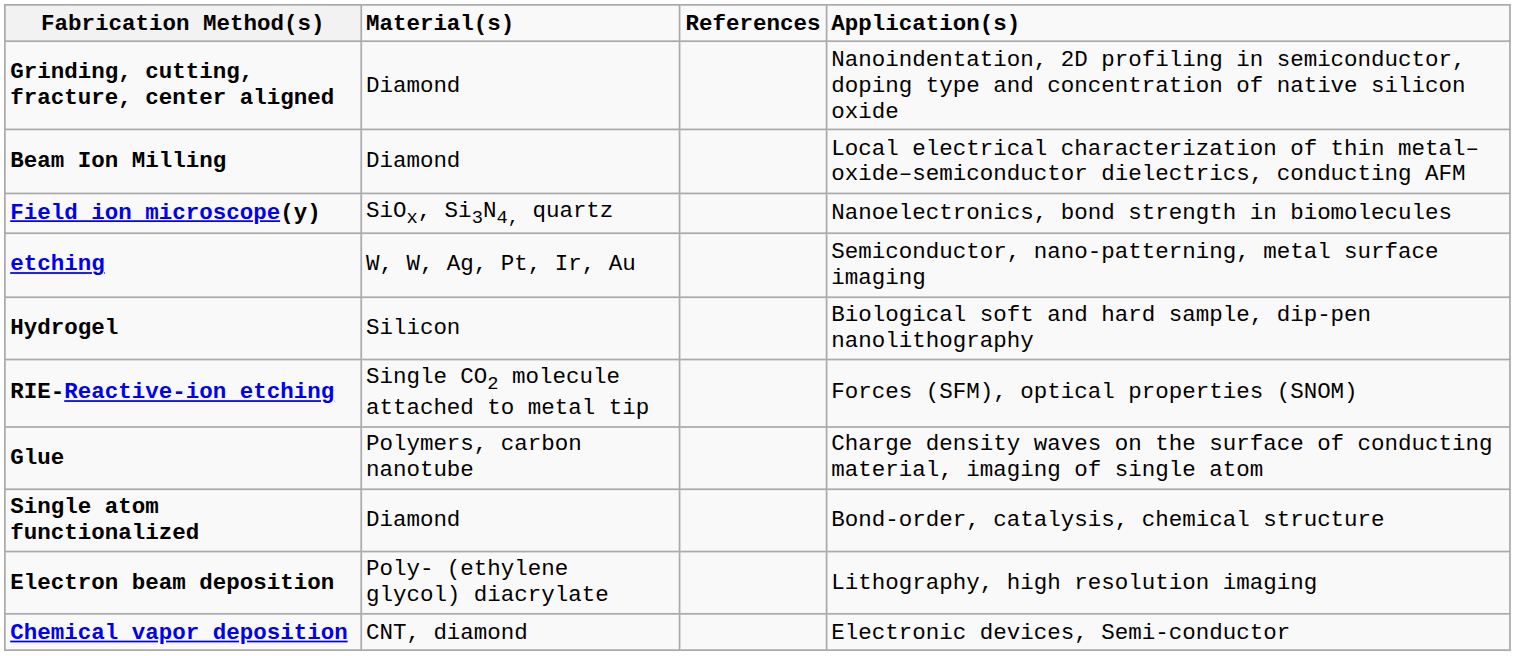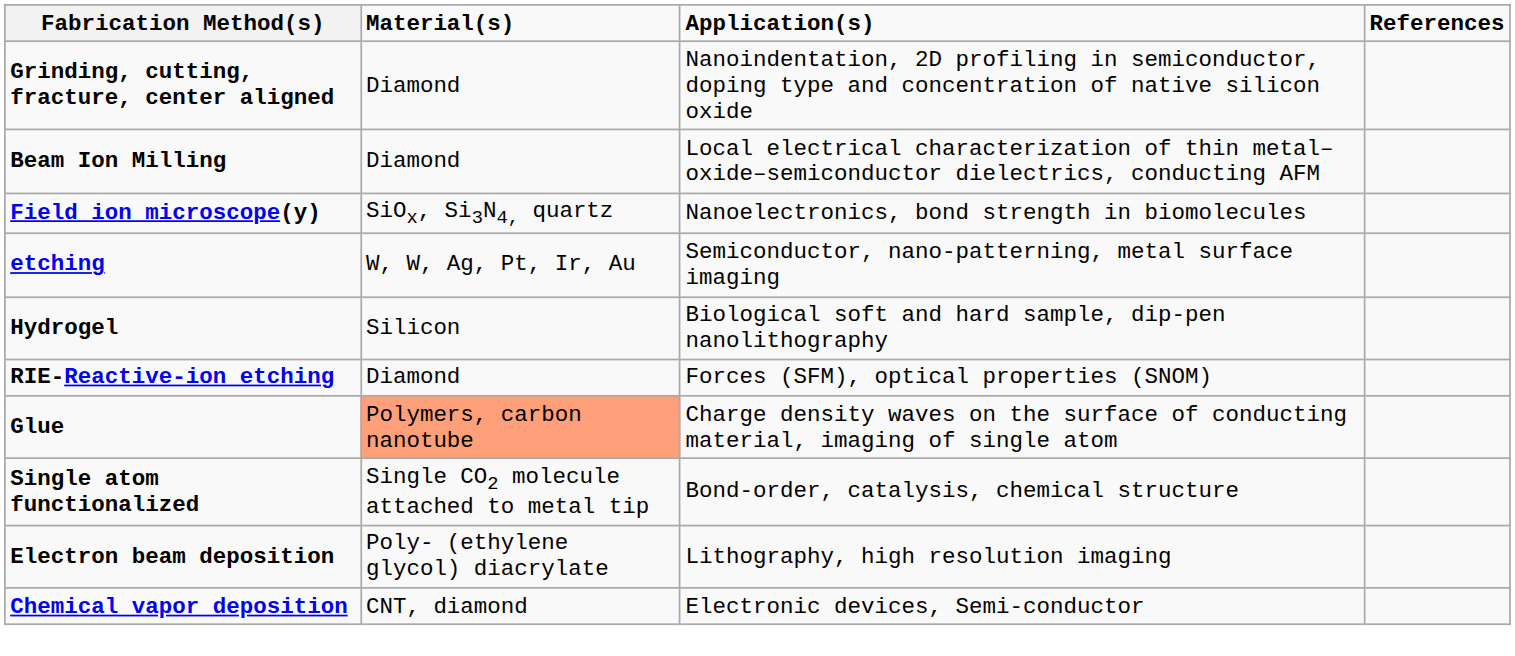columns swapped: (926, 23) <-> (753, 23)
(508, 393) Single CO2 molecule attached to metal tip -> (413, 377) Diamond
(474, 457) no background -> (474, 427) lightsalmon background
(413, 520) Diamond -> (508, 492) Single CO2 molecule attached to metal tip
